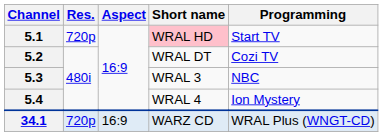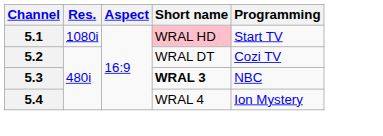(81, 36) 720p -> (82, 36) 1080i
(177, 78) normal -> (180, 78) bold
- row: (34, 121)
